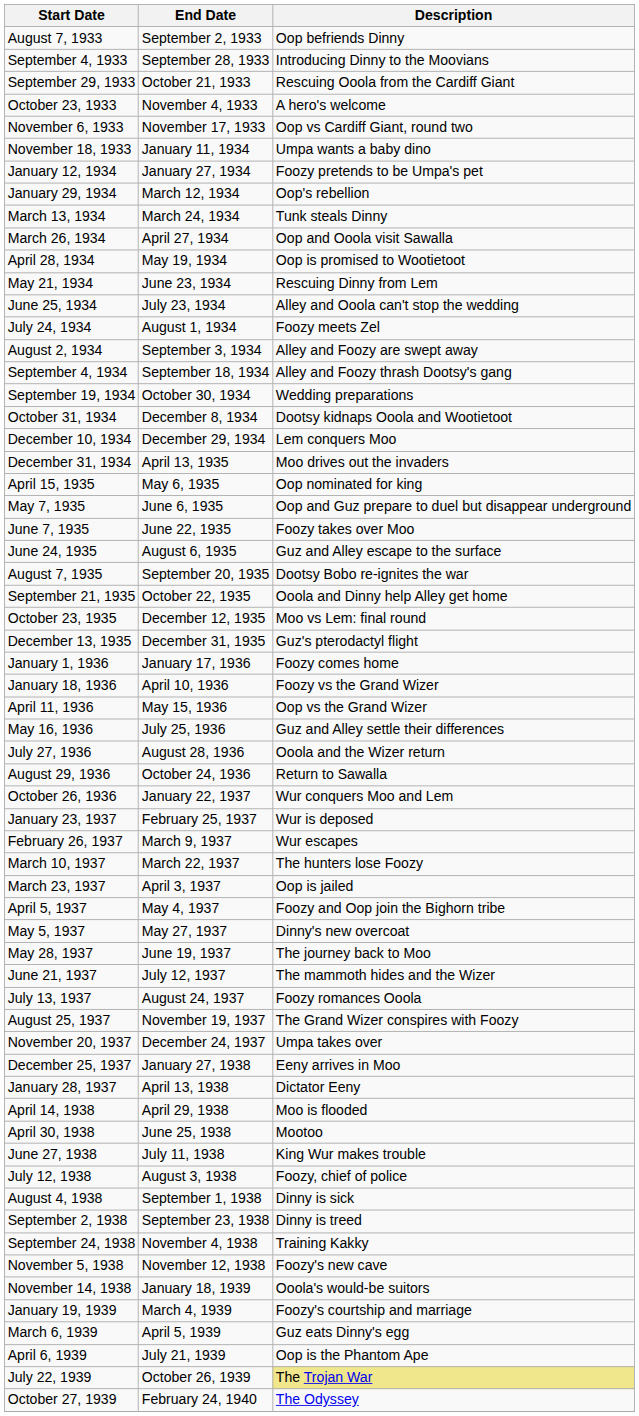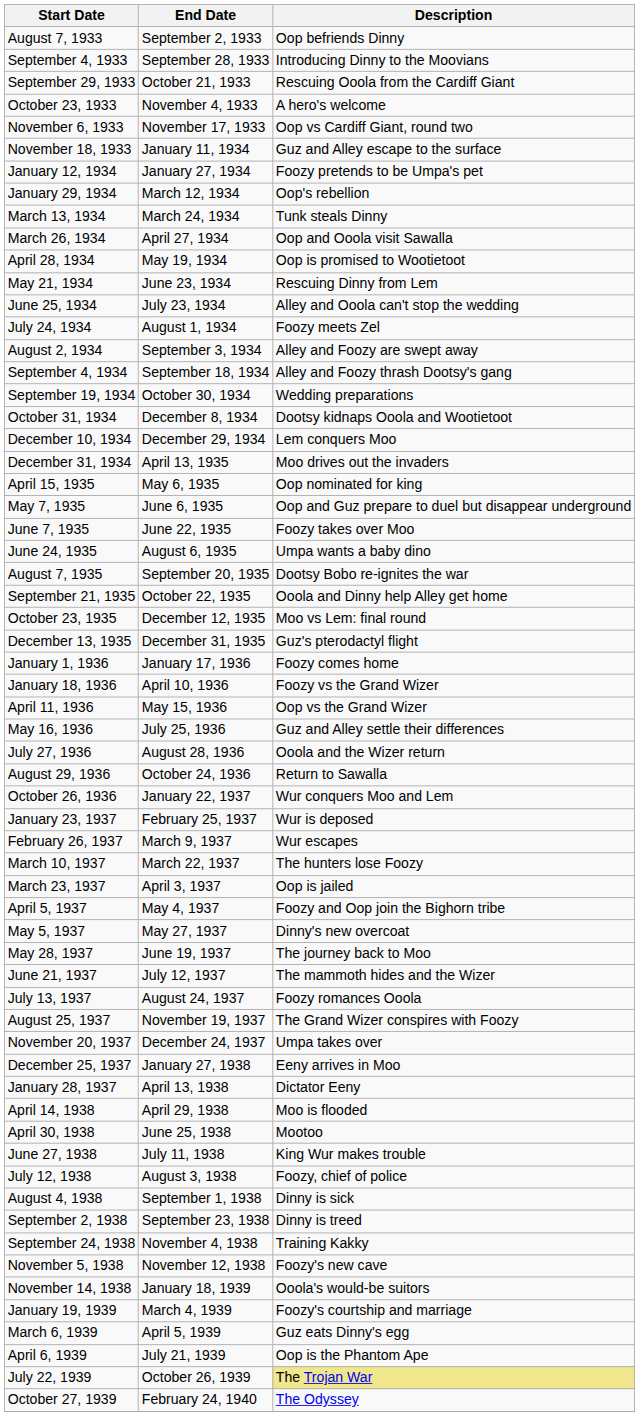(353, 149) Umpa wants a baby dino -> (389, 149) Guz and Alley escape to the surface
(389, 551) Guz and Alley escape to the surface -> (353, 551) Umpa wants a baby dino
